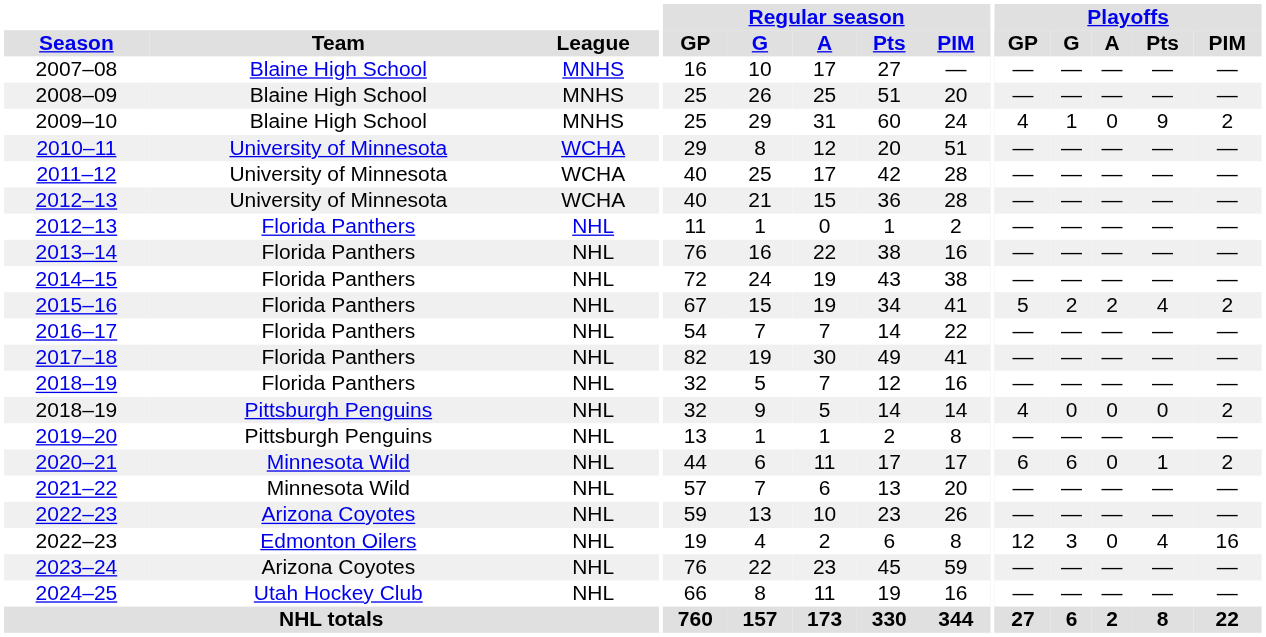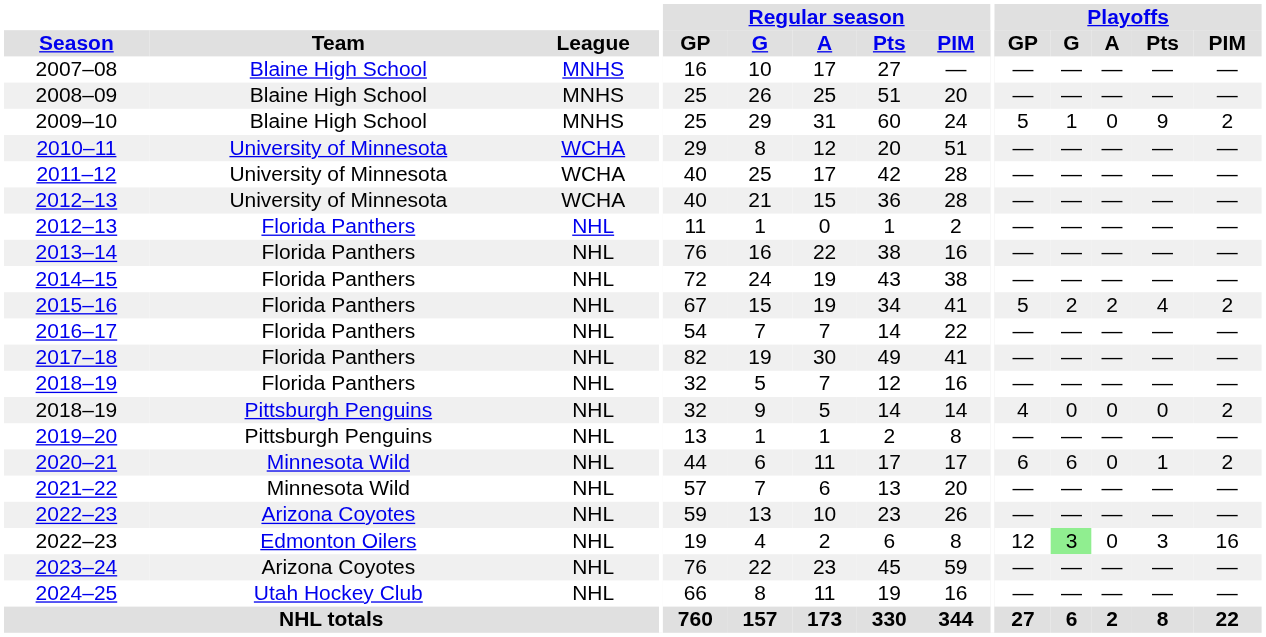(1023, 121) 4 -> (1023, 121) 5
(1071, 540) no background -> (1071, 540) lightgreen background
(1163, 540) 4 -> (1163, 540) 3
